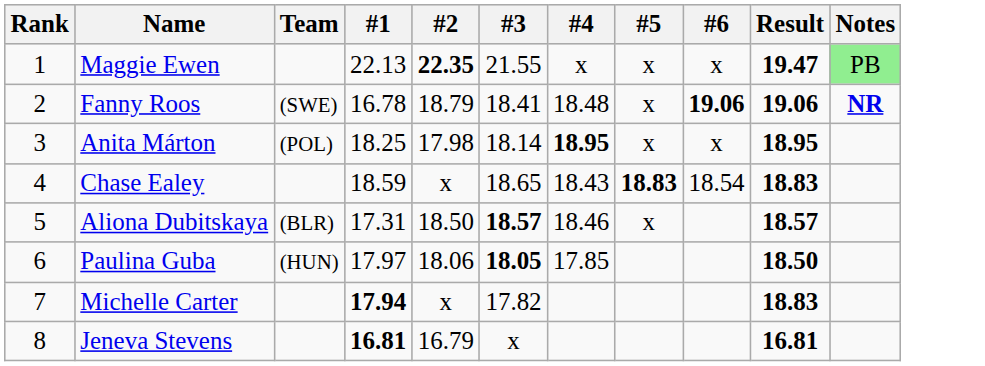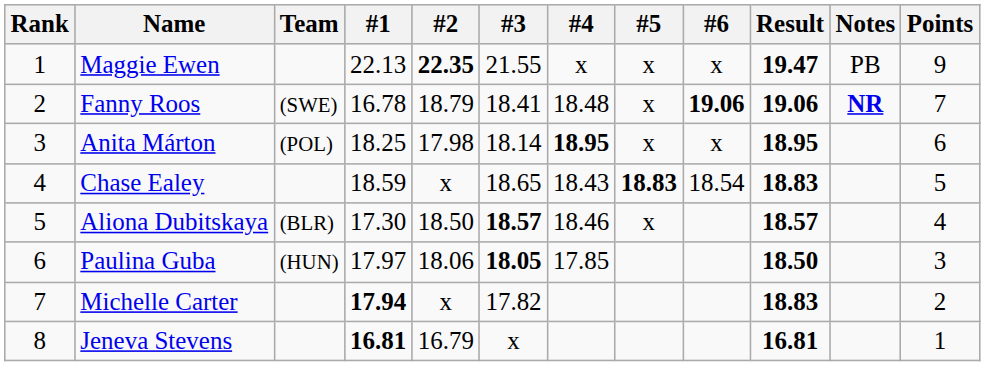+ column: (940, 24)
(865, 63) lightgreen background -> (865, 63) no background
(378, 222) 17.31 -> (378, 222) 17.30
